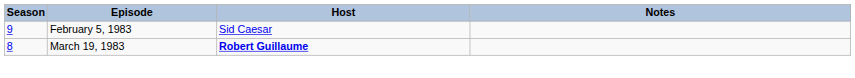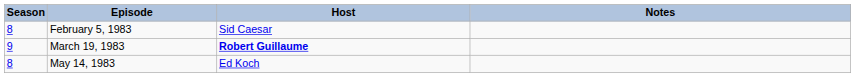(10, 30) 9 -> (10, 30) 8
(10, 47) 8 -> (10, 47) 9
+ row: (82, 64)
